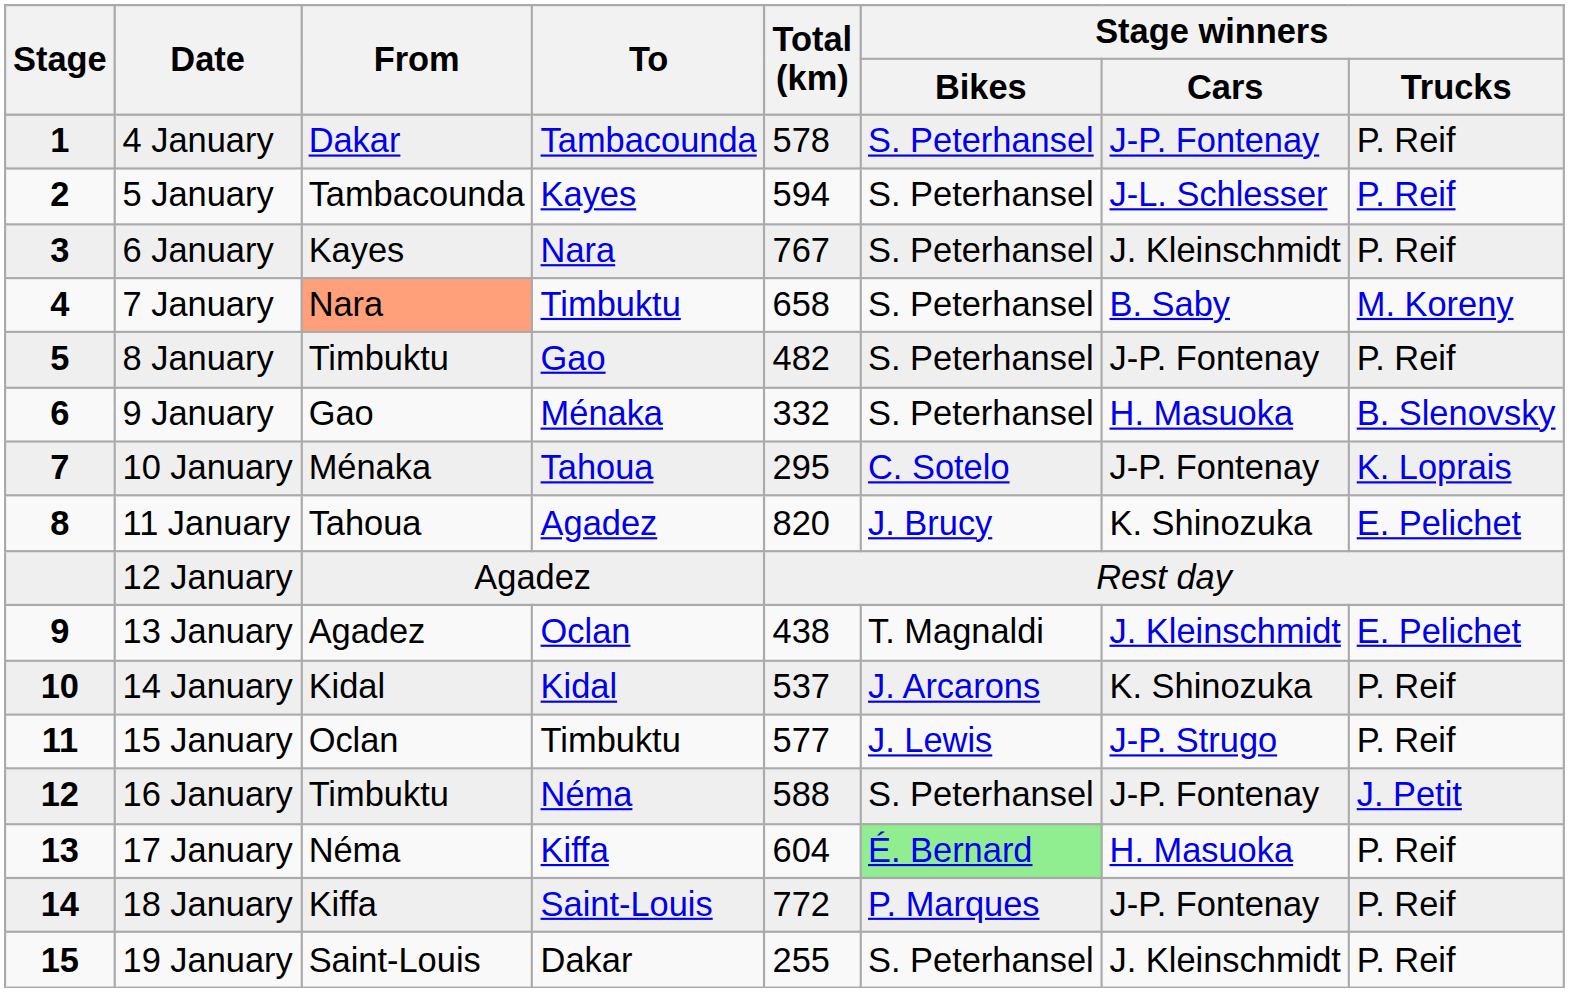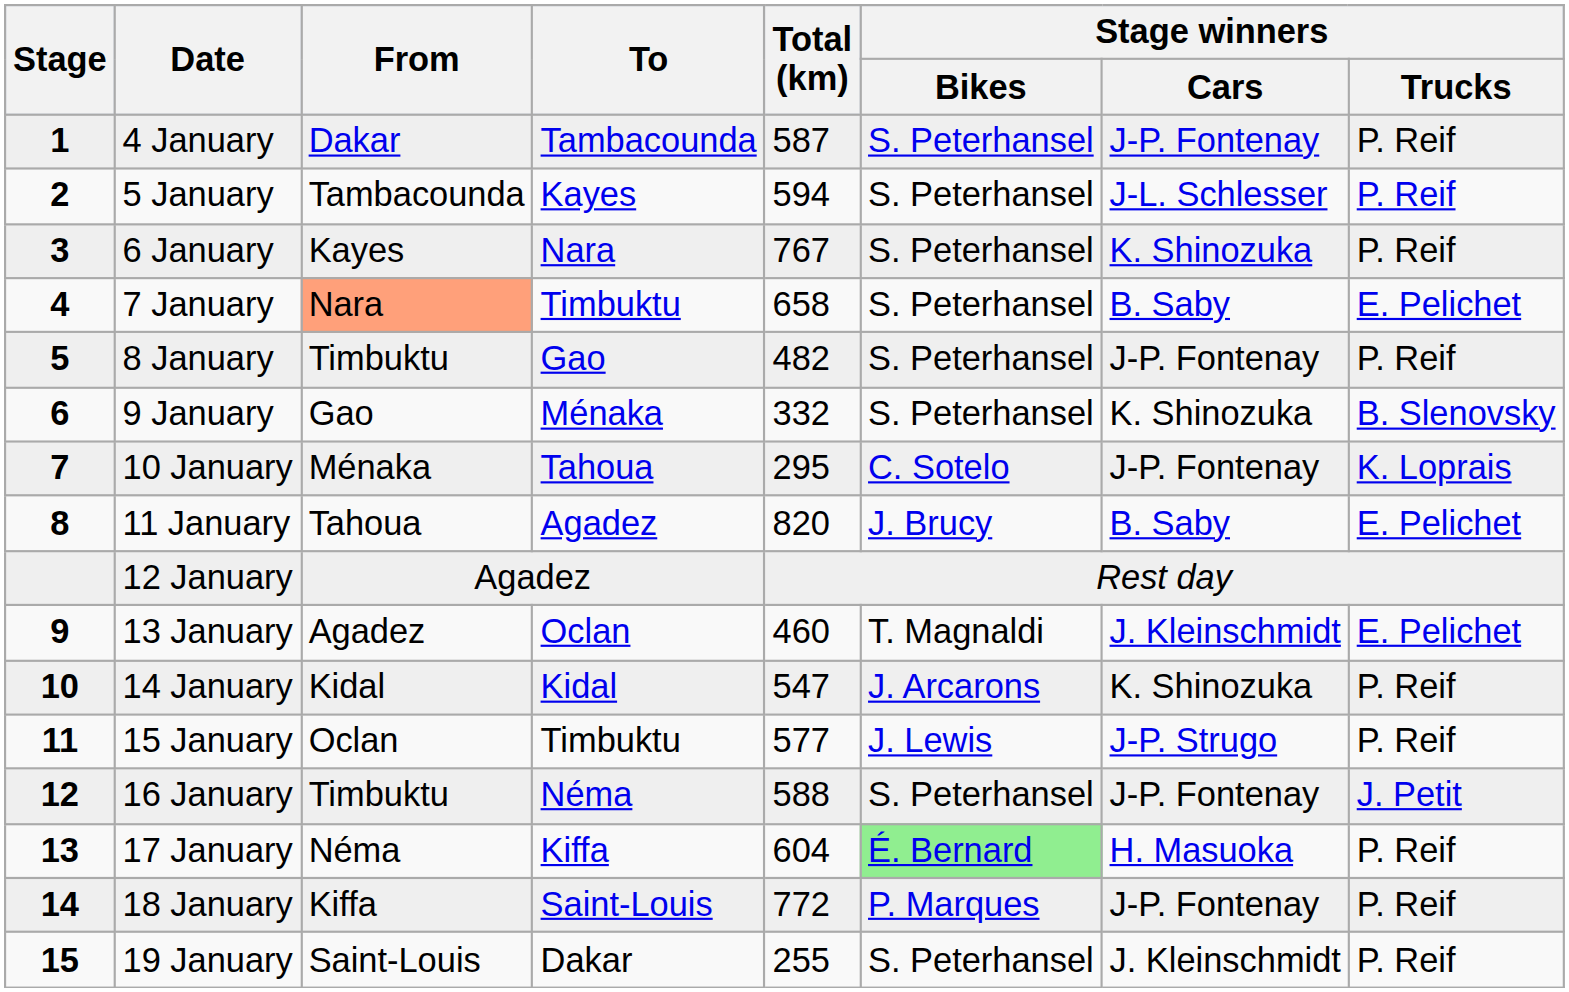(801, 140) 578 -> (801, 140) 587
(1225, 250) J. Kleinschmidt -> (1211, 250) K. Shinozuka
(1435, 304) M. Koreny -> (1439, 304) E. Pelichet
(1201, 413) H. Masuoka -> (1211, 413) K. Shinozuka
(1211, 522) K. Shinozuka -> (1170, 522) B. Saby
(801, 631) 438 -> (801, 631) 460
(801, 686) 537 -> (801, 686) 547
